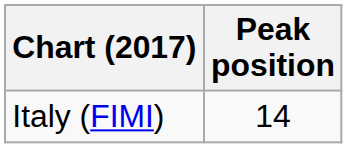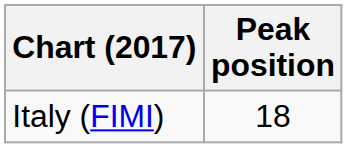(273, 116) 14 -> (273, 116) 18
